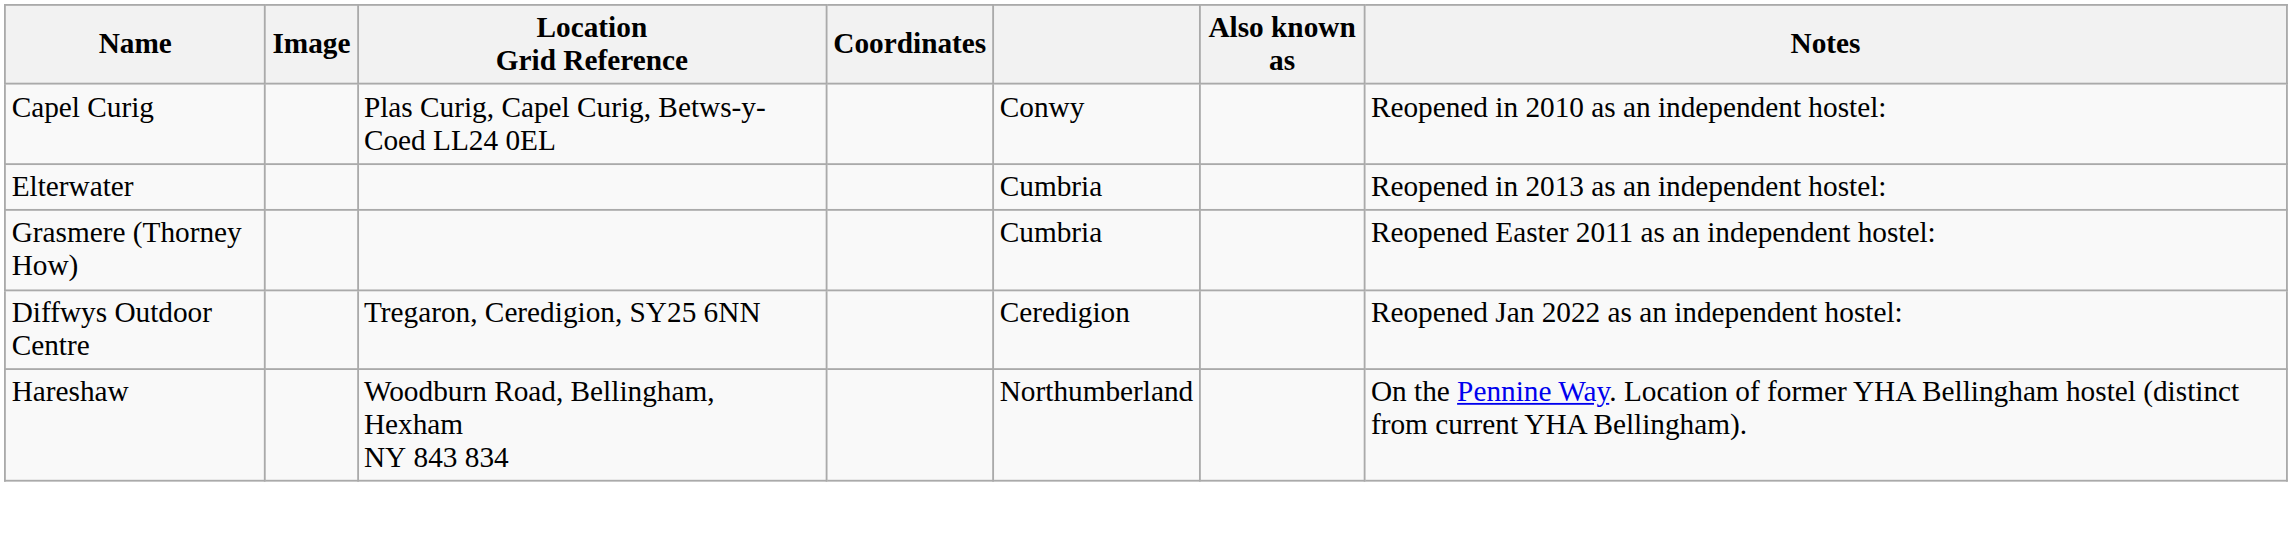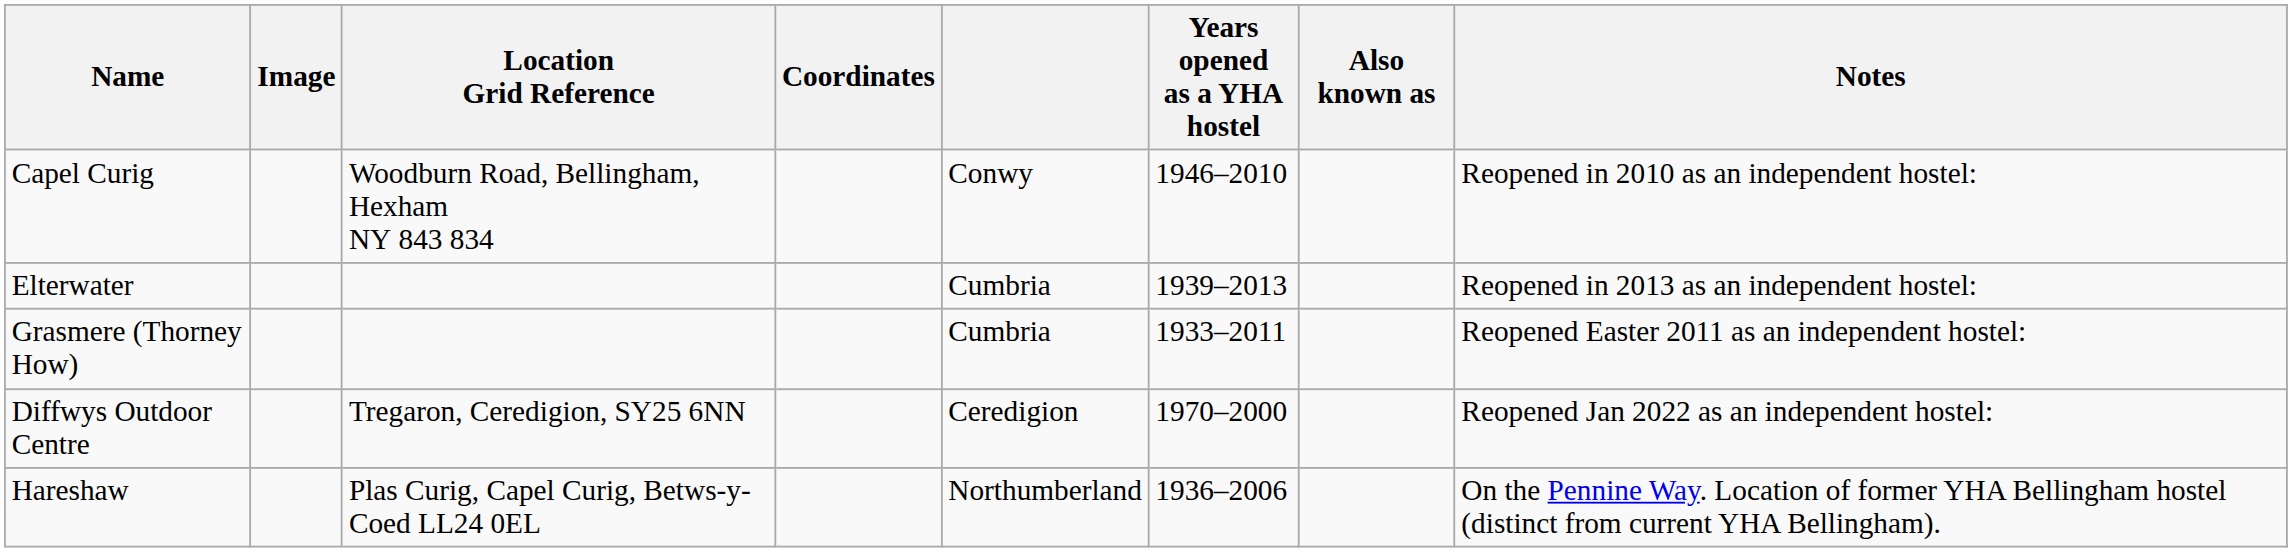+ column: (1223, 77)
(565, 123) Plas Curig, Capel Curig, Betws-y-Coed LL24 0EL -> (524, 205) Woodburn Road, Bellingham, Hexham NY 843 834
(539, 424) Woodburn Road, Bellingham, Hexham NY 843 834 -> (550, 506) Plas Curig, Capel Curig, Betws-y-Coed LL24 0EL
